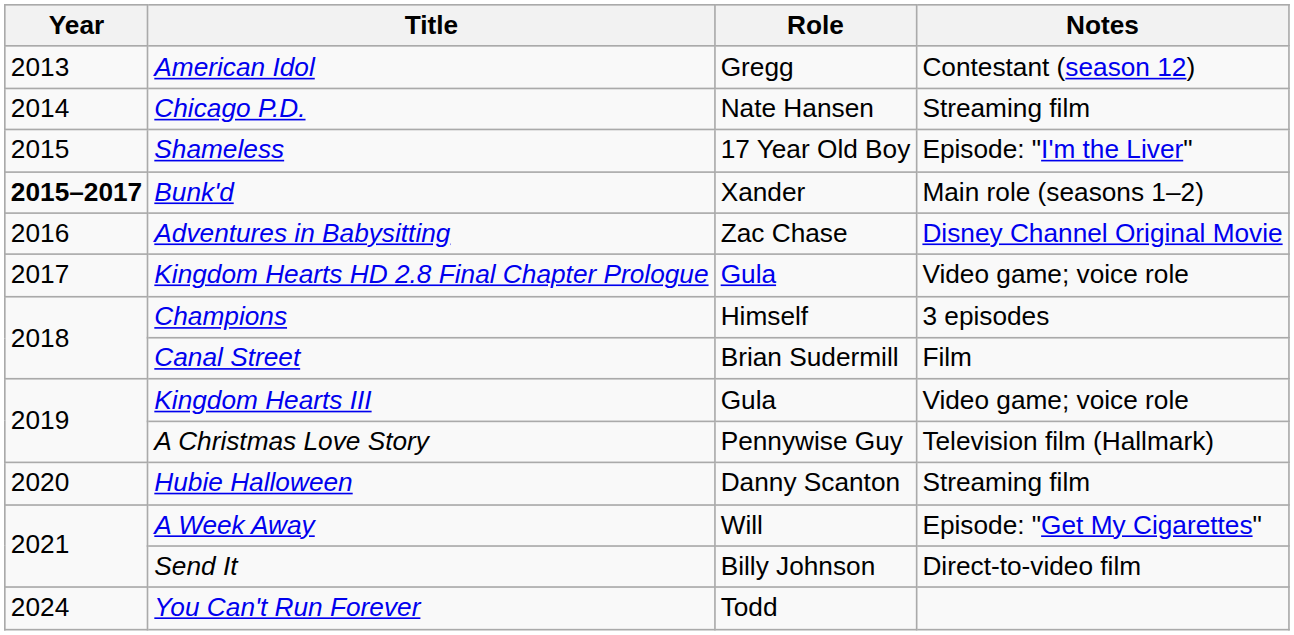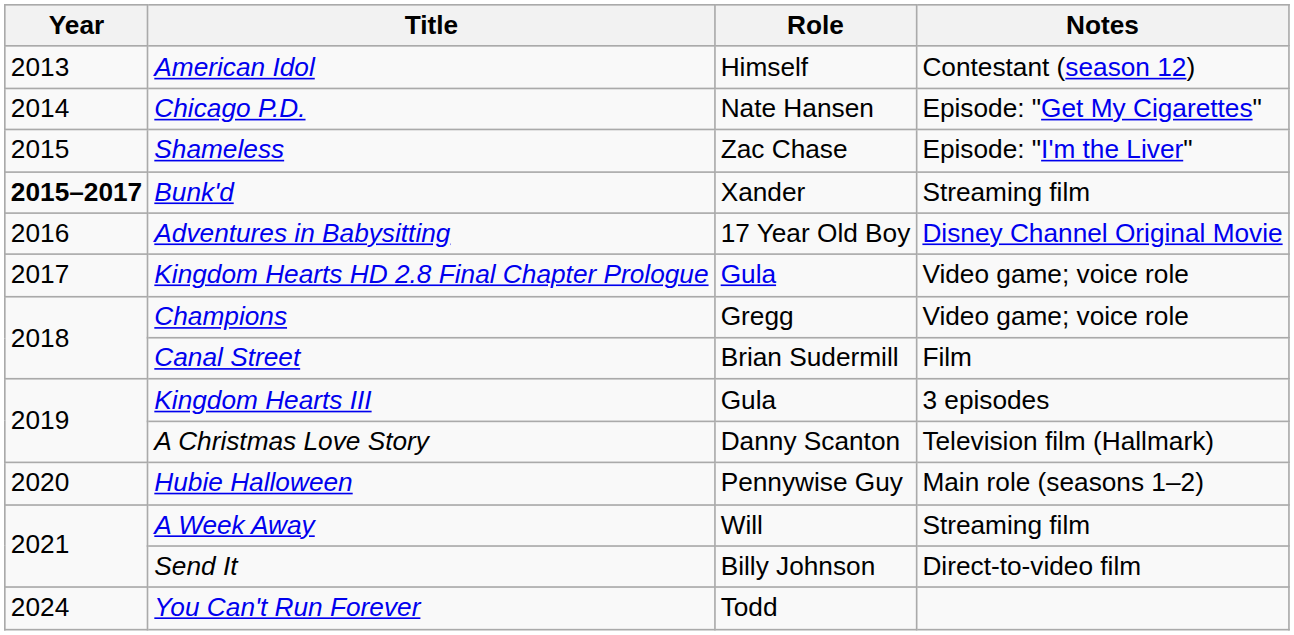(757, 66) Gregg -> (764, 66) Himself
(1006, 108) Streaming film -> (1092, 108) Episode: "Get My Cigarettes"
(815, 150) 17 Year Old Boy -> (784, 150) Zac Chase
(1063, 191) Main role (seasons 1–2) -> (1006, 191) Streaming film
(784, 233) Zac Chase -> (815, 233) 17 Year Old Boy
(764, 316) Himself -> (757, 316) Gregg
(986, 316) 3 episodes -> (1056, 316) Video game; voice role
(1056, 399) Video game; voice role -> (986, 399) 3 episodes
(812, 441) Pennywise Guy -> (810, 441) Danny Scanton
(810, 483) Danny Scanton -> (812, 483) Pennywise Guy
(1006, 483) Streaming film -> (1063, 483) Main role (seasons 1–2)
(1092, 524) Episode: "Get My Cigarettes" -> (1006, 524) Streaming film
